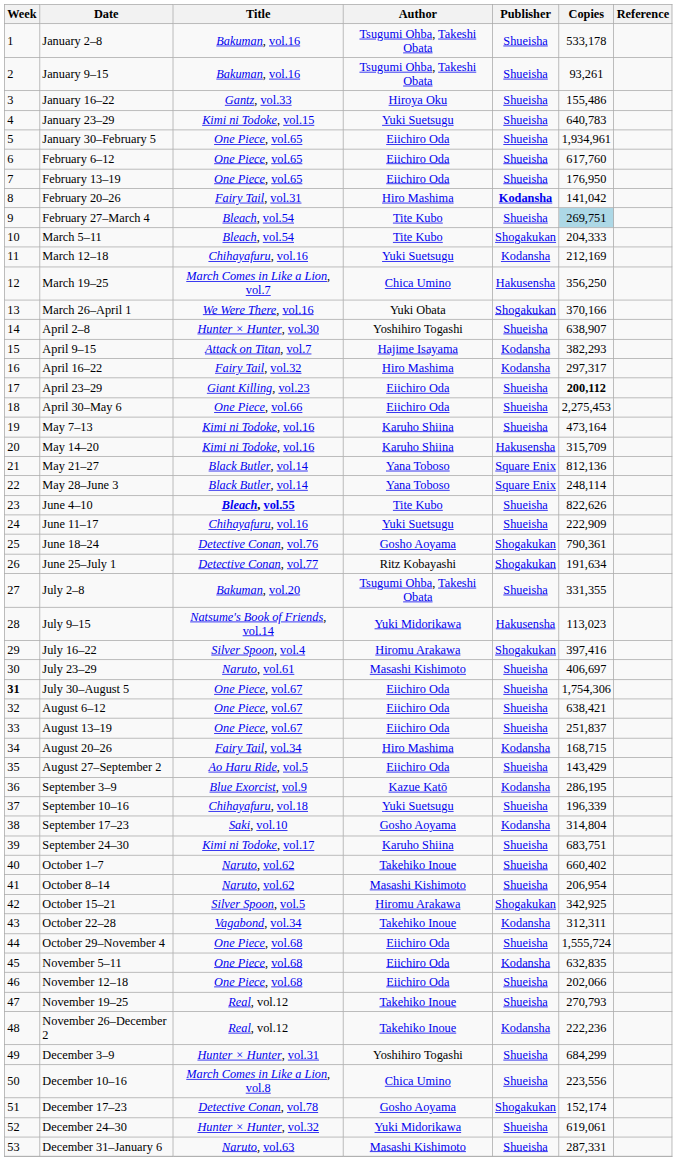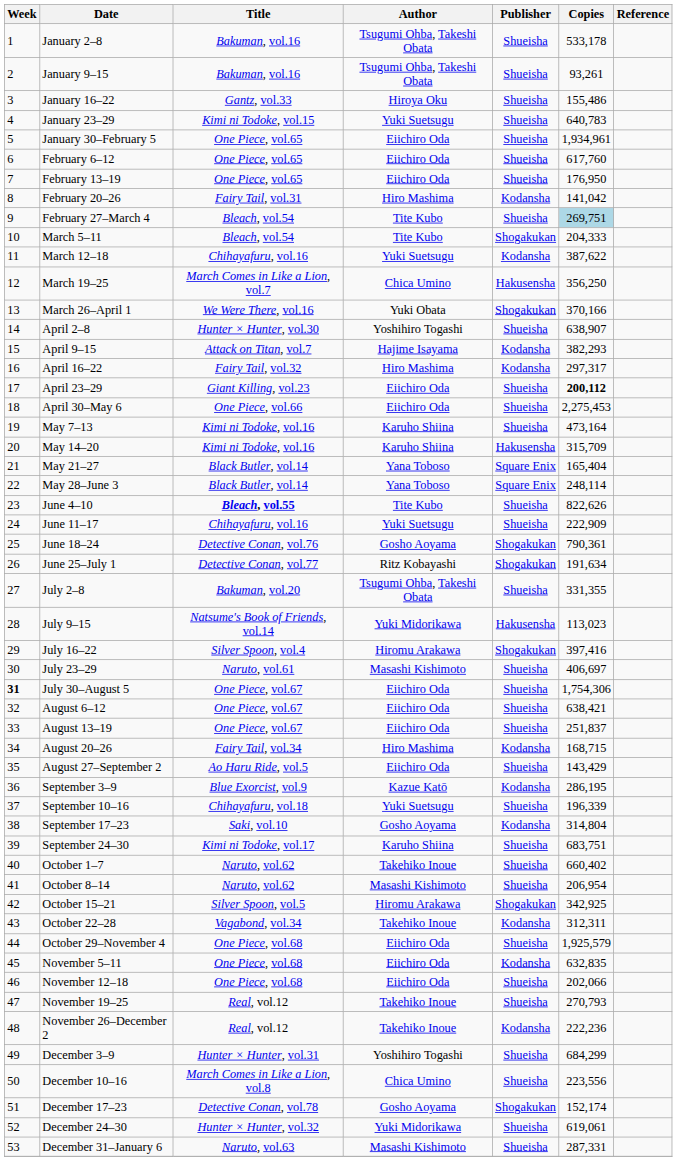(526, 198) bold -> (526, 198) normal
(586, 256) 212,169 -> (586, 256) 387,622
(586, 466) 812,136 -> (586, 466) 165,404
(586, 943) 1,555,724 -> (586, 943) 1,925,579
